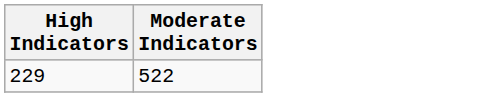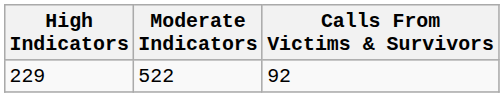+ column: (381, 32)
